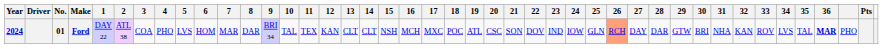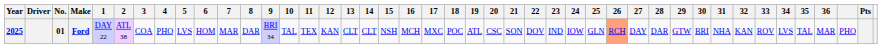(15, 31) 2024 -> (15, 31) 2025
(826, 31) bold -> (826, 31) normal
